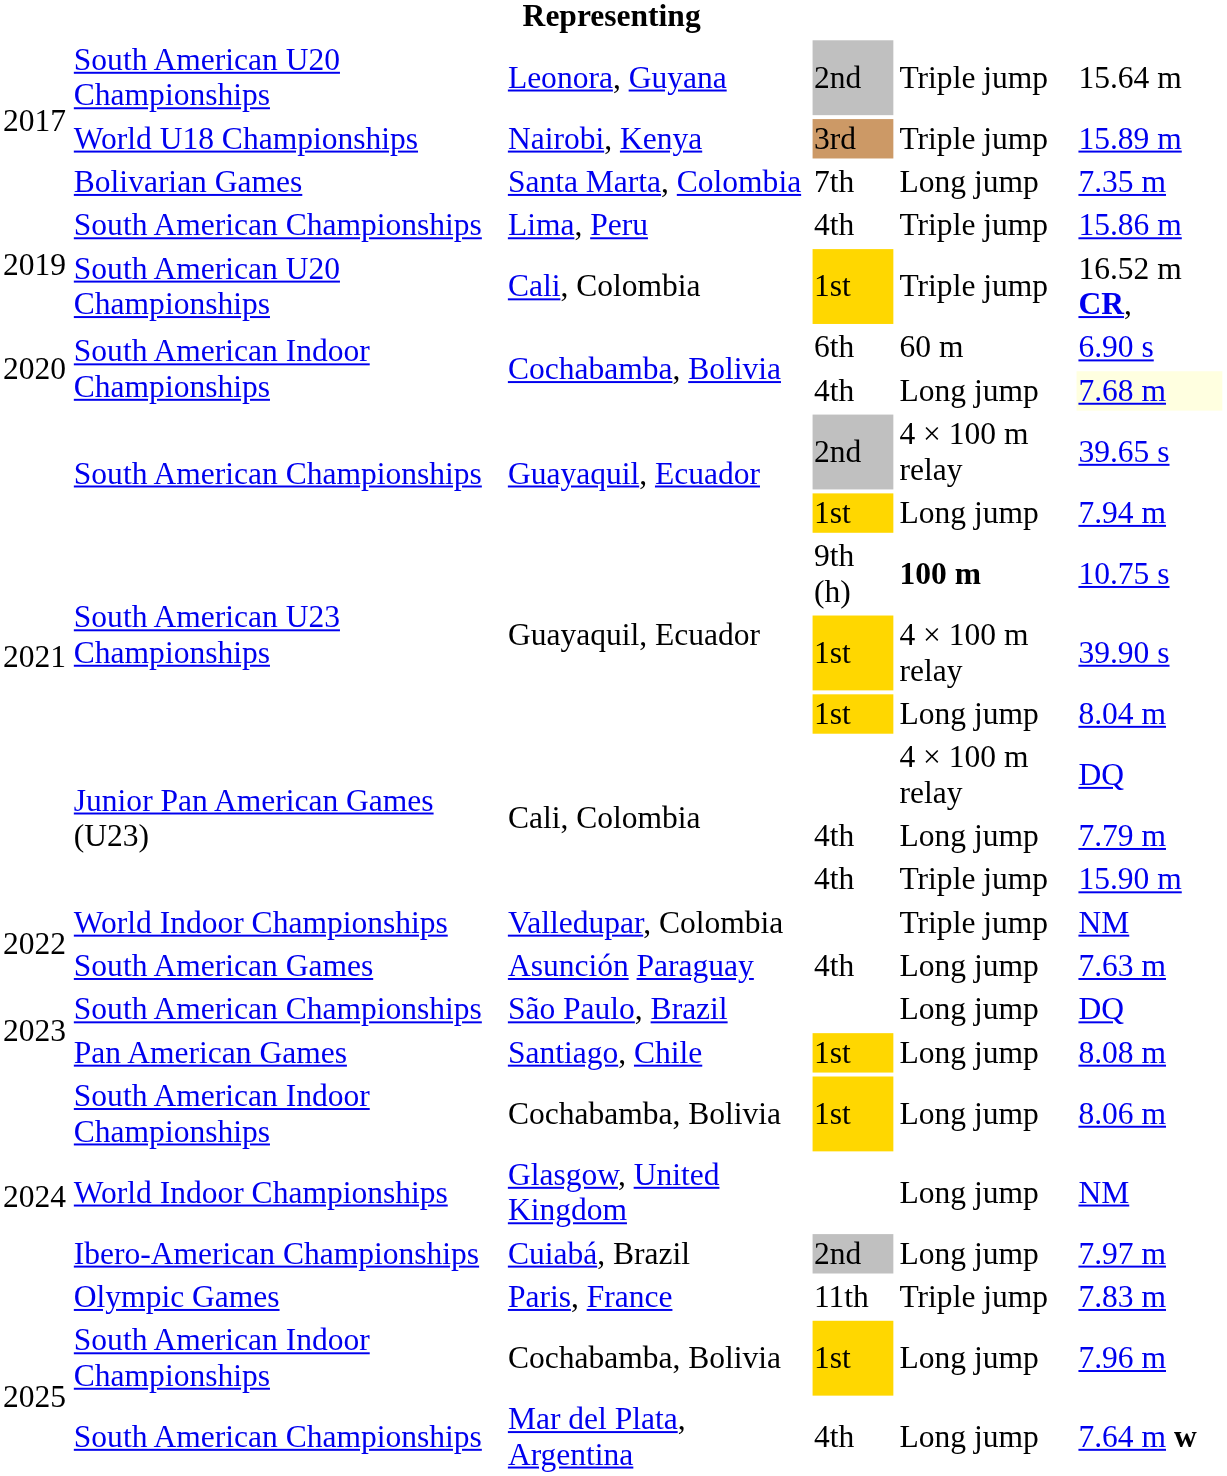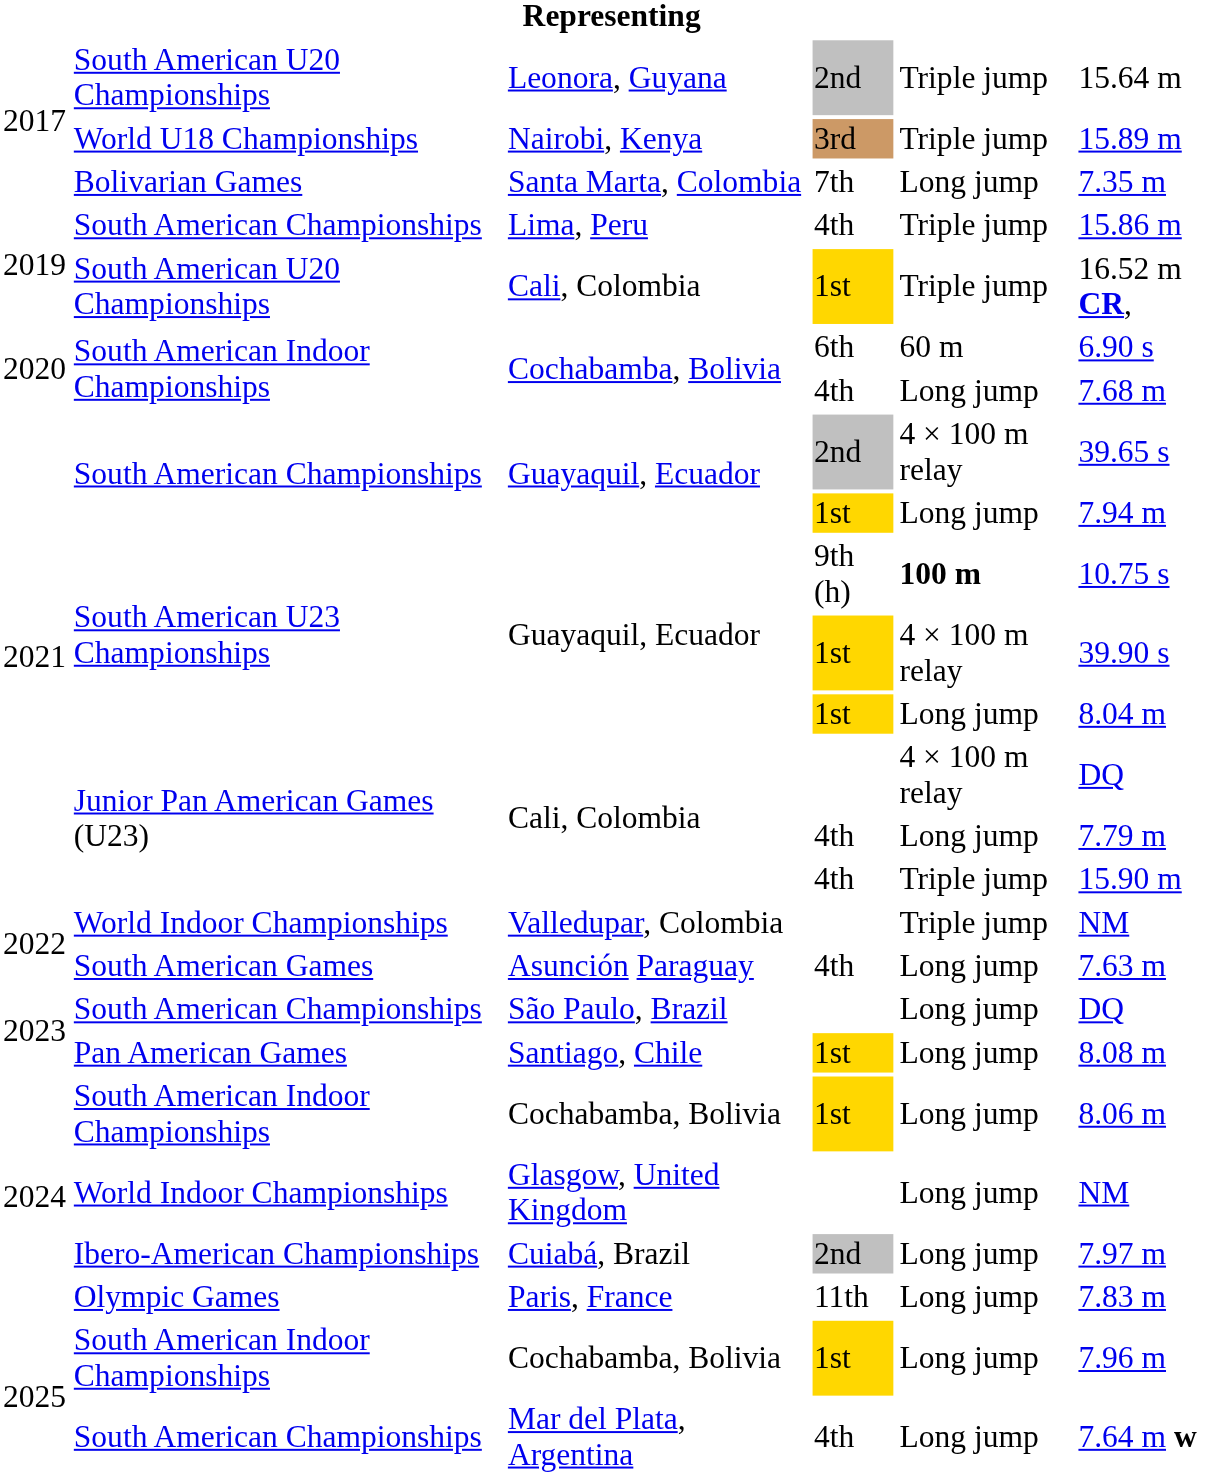(1122, 390) lightyellow background -> (1122, 390) no background
(974, 1296) Triple jump -> (969, 1296) Long jump
